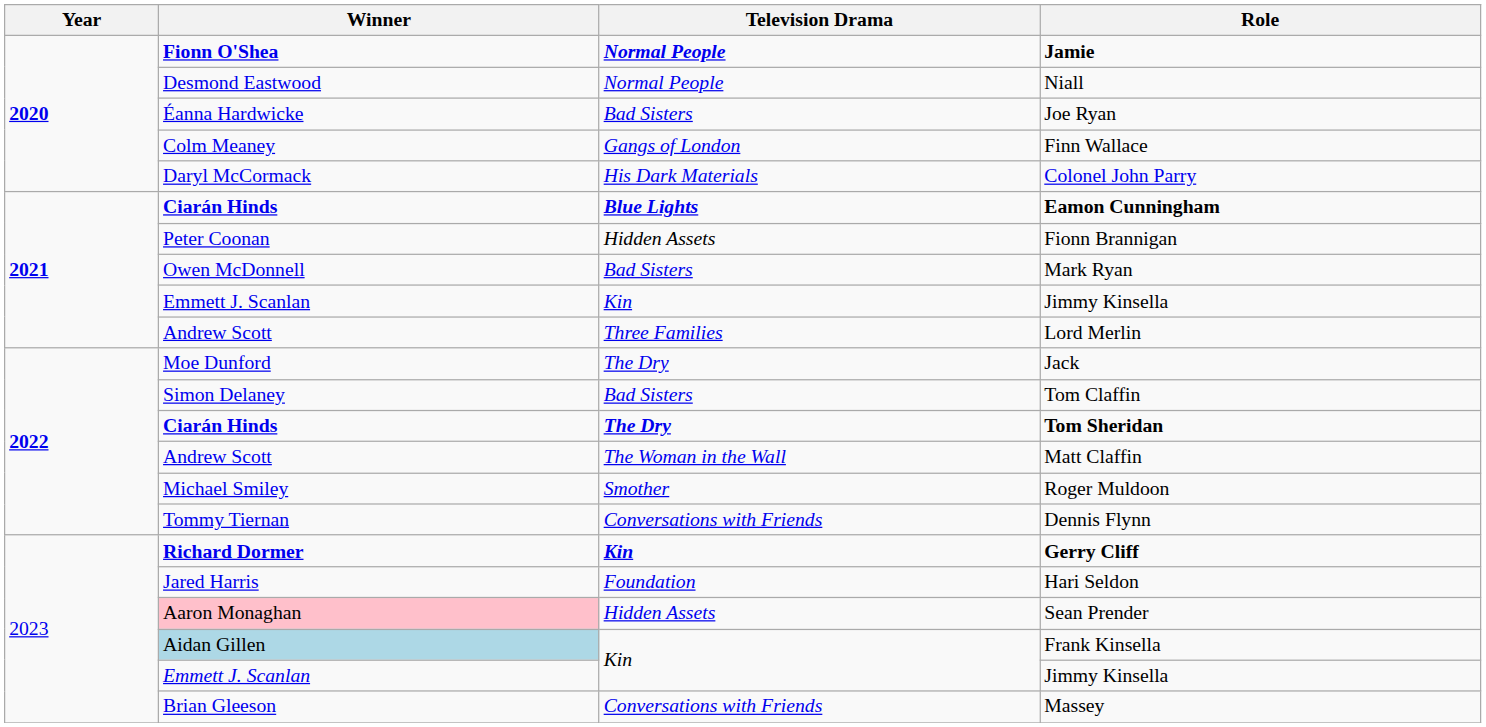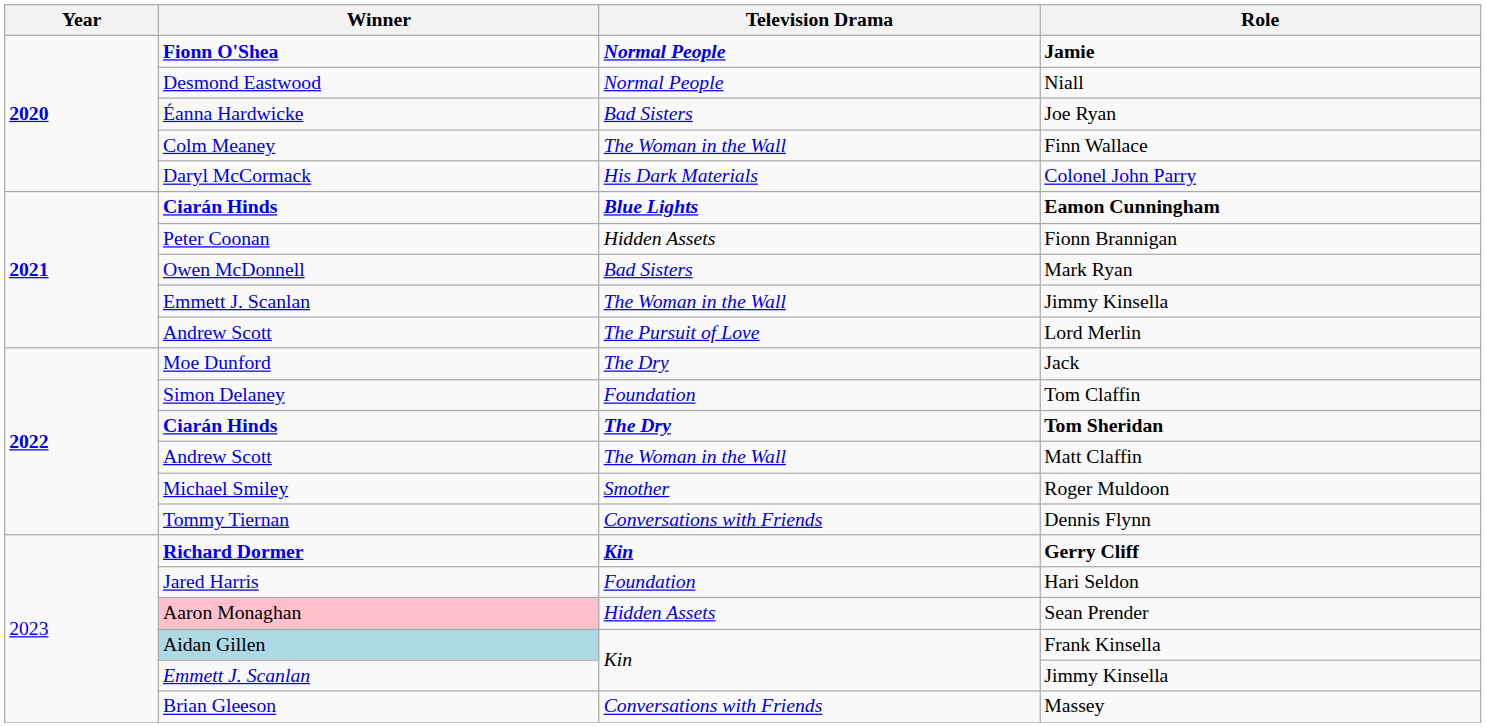(672, 144) Gangs of London -> (695, 144) The Woman in the Wall
(618, 301) Kin -> (695, 301) The Woman in the Wall
(663, 332) Three Families -> (682, 332) The Pursuit of Love
(648, 394) Bad Sisters -> (650, 394) Foundation
